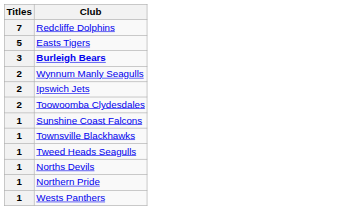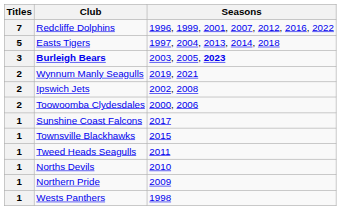+ column: (242, 12)
